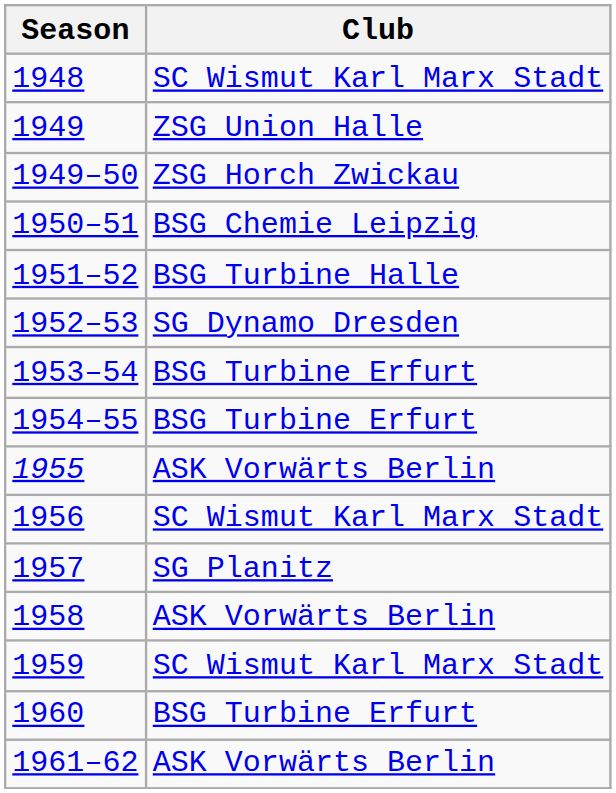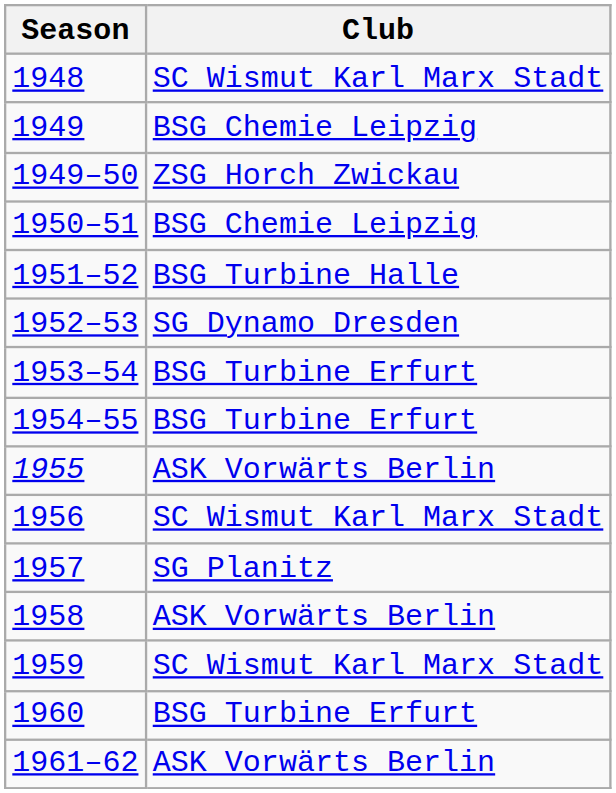(288, 128) ZSG Union Halle -> (315, 128) BSG Chemie Leipzig
